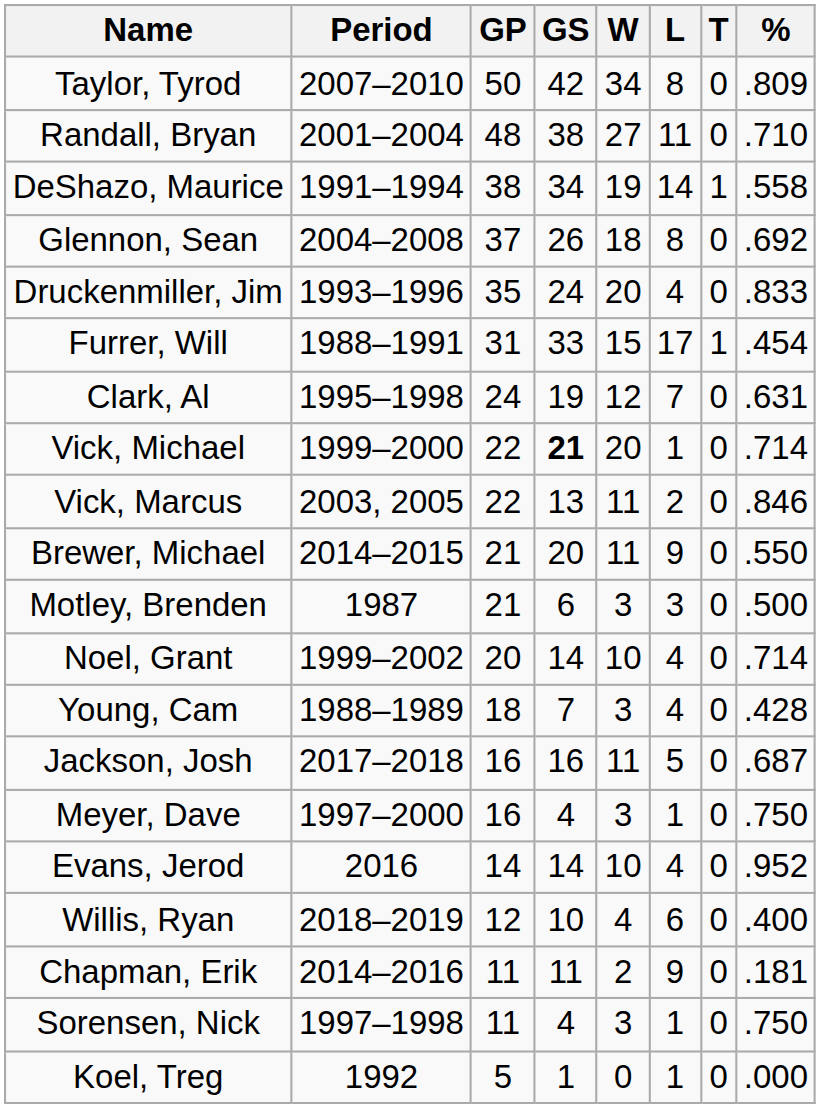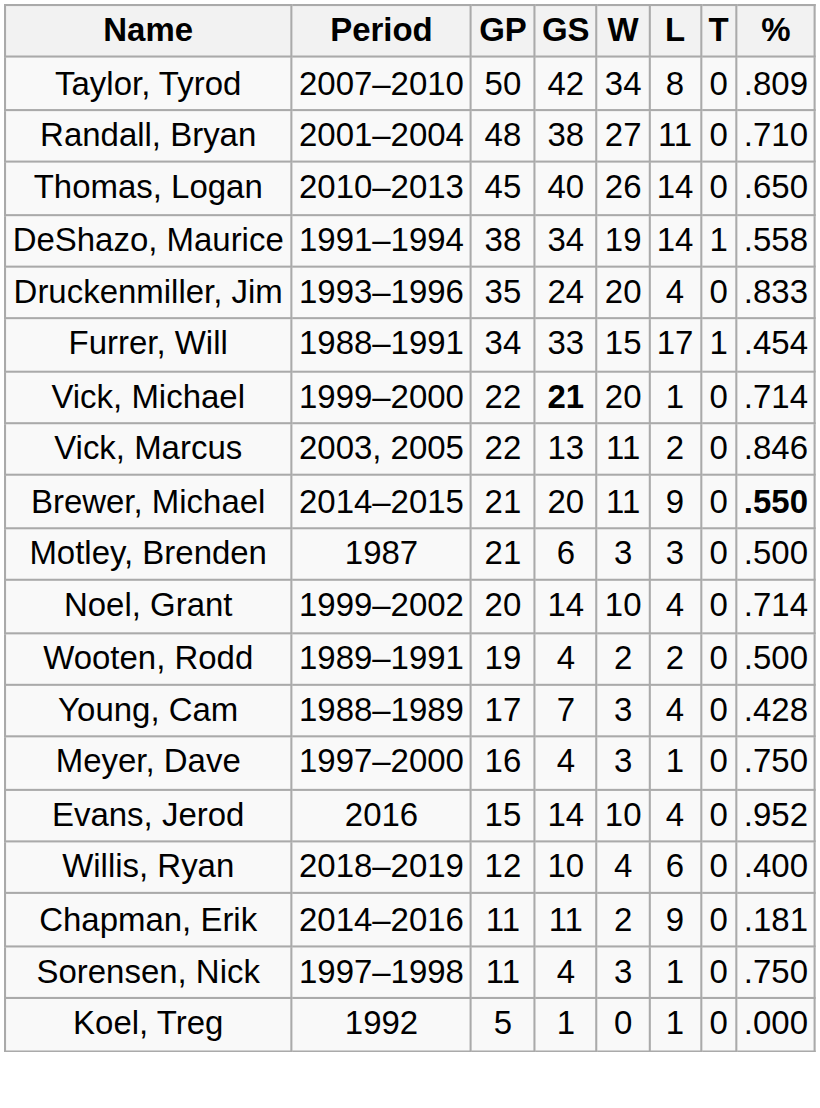+ row: (148, 187)
- row: (148, 239)
(503, 344) 31 -> (503, 344) 34
- row: (148, 396)
(776, 553) normal -> (776, 501) bold
+ row: (148, 657)
(503, 710) 18 -> (503, 710) 17
- row: (148, 762)
(503, 866) 14 -> (503, 814) 15
